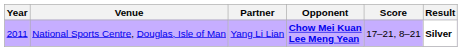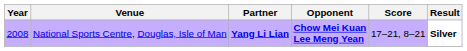(17, 33) 2011 -> (18, 33) 2008
(257, 33) normal -> (260, 33) bold
